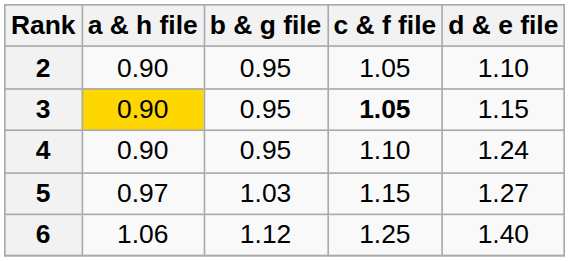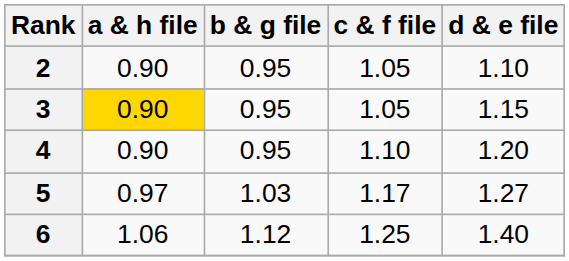(385, 109) bold -> (385, 109) normal
(503, 151) 1.24 -> (503, 151) 1.20
(385, 192) 1.15 -> (385, 192) 1.17
